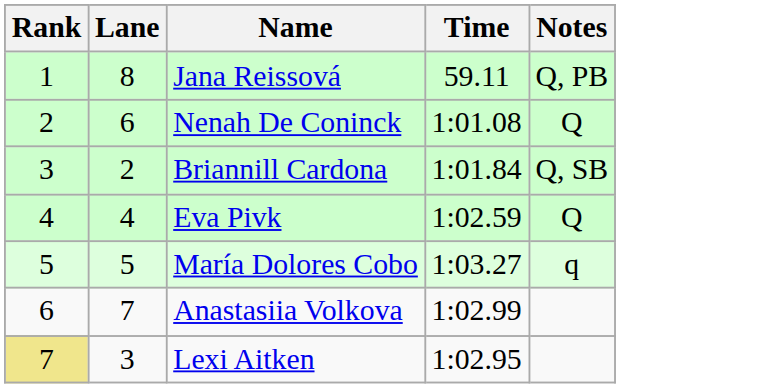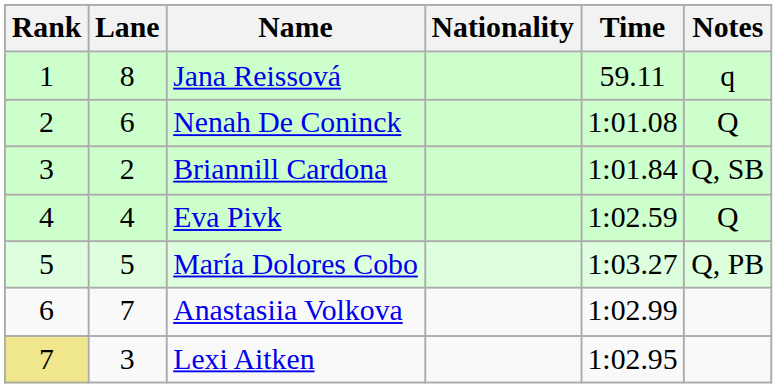+ column: (503, 28)
(572, 75) Q, PB -> (728, 75) q
(572, 264) q -> (728, 264) Q, PB
